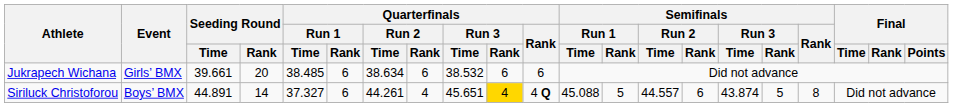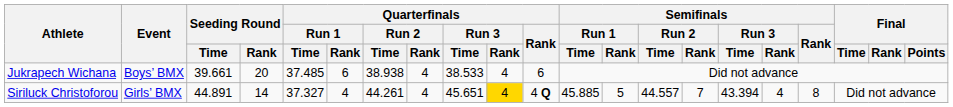(153, 73) Girls’ BMX -> (154, 73) Boys’ BMX
(305, 73) 38.485 -> (305, 73) 37.485
(385, 73) 38.634 -> (385, 73) 38.938
(425, 73) 6 -> (425, 73) 4
(465, 73) 38.532 -> (465, 73) 38.533
(505, 73) 6 -> (505, 73) 4
(154, 93) Boys’ BMX -> (153, 93) Girls’ BMX
(345, 93) 6 -> (345, 93) 4
(581, 93) 45.088 -> (581, 93) 45.885
(700, 93) 6 -> (700, 93) 7
(740, 93) 43.874 -> (740, 93) 43.394
(780, 93) 5 -> (780, 93) 4
